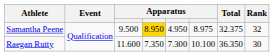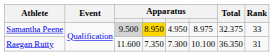(129, 30) no background -> (129, 30) lightgrey background
(257, 30) 32 -> (257, 30) 33
(257, 44) 30 -> (257, 44) 31
